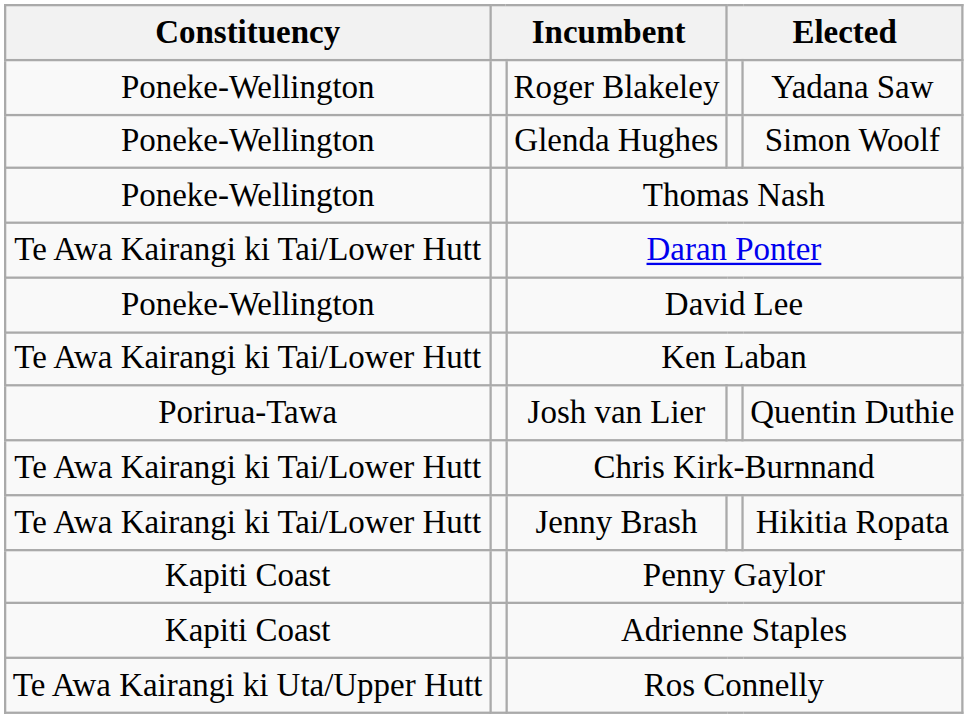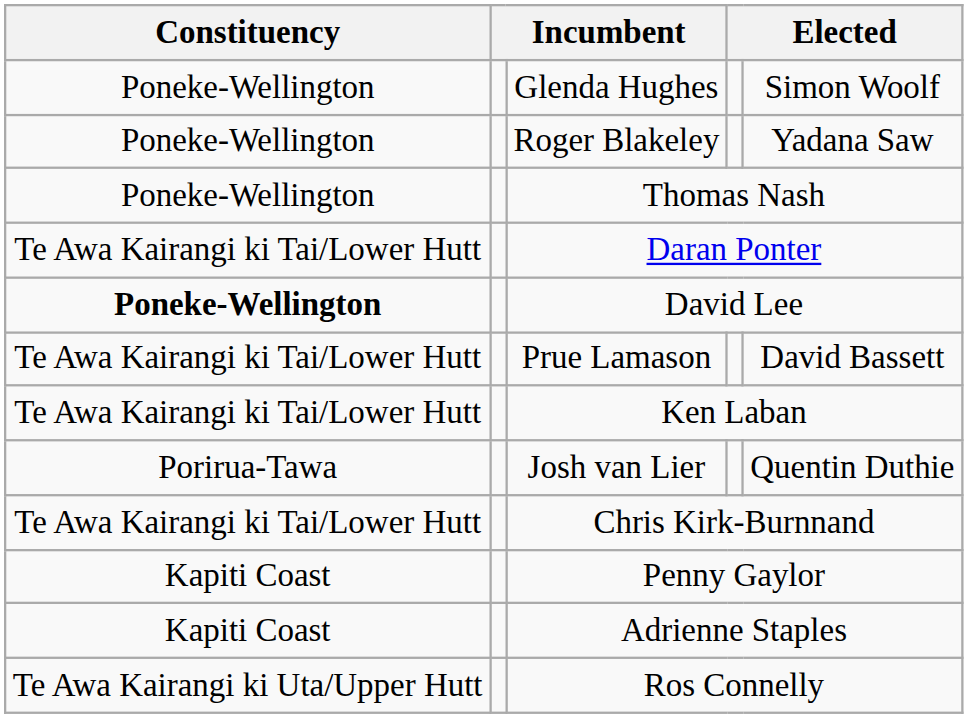rows swapped: (616, 140) <-> (616, 86)
(248, 304) normal -> (248, 304) bold
+ row: (616, 358)
- row: (616, 521)
